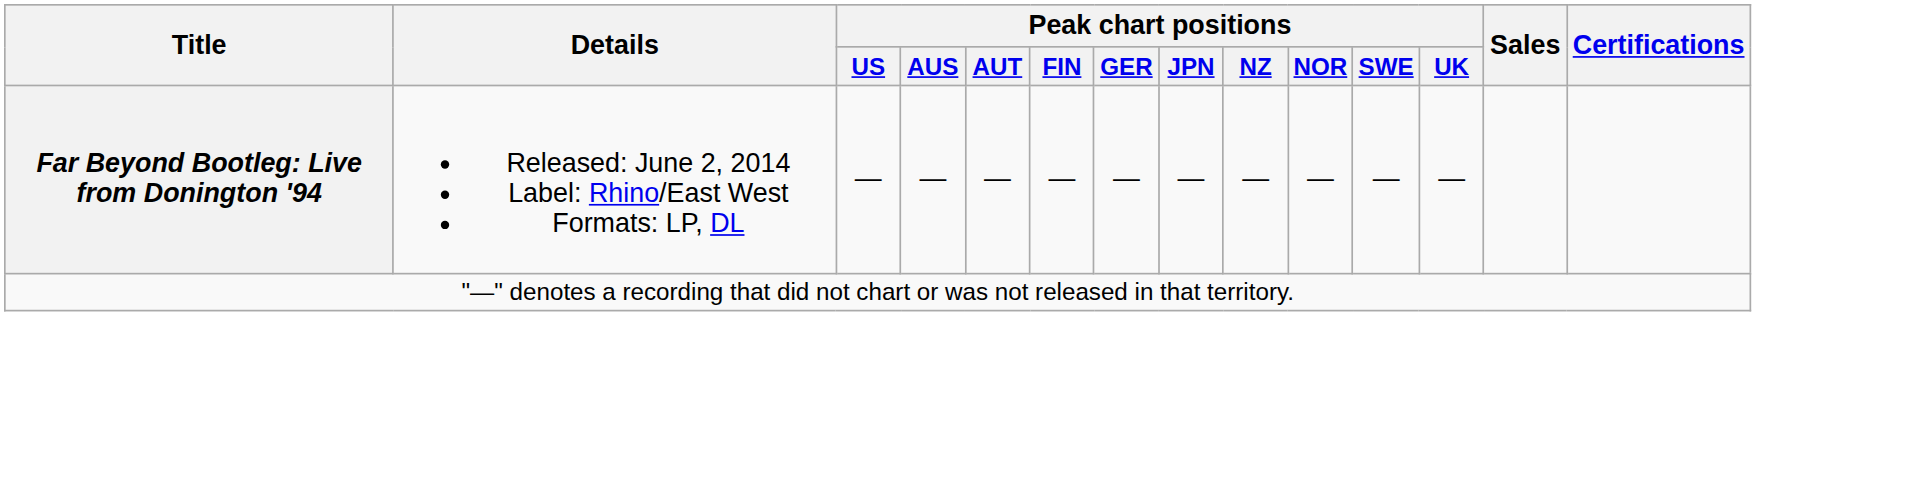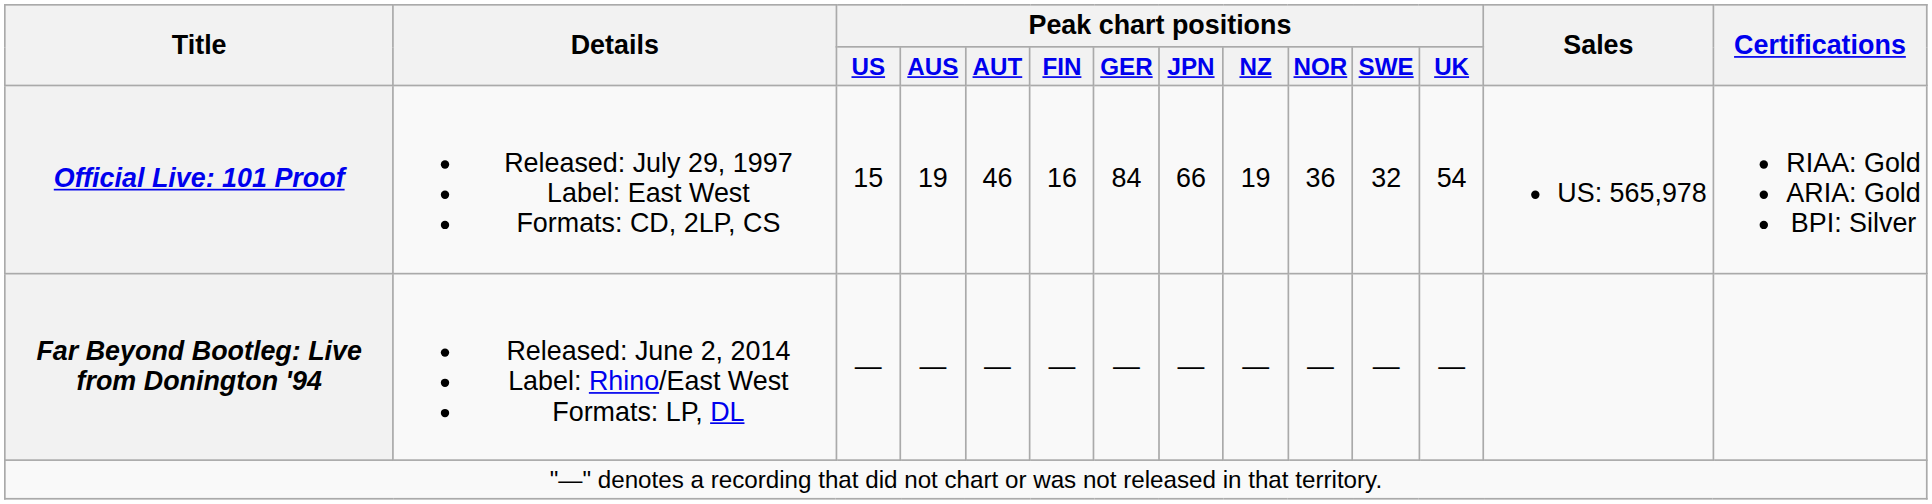+ row: (199, 178)
